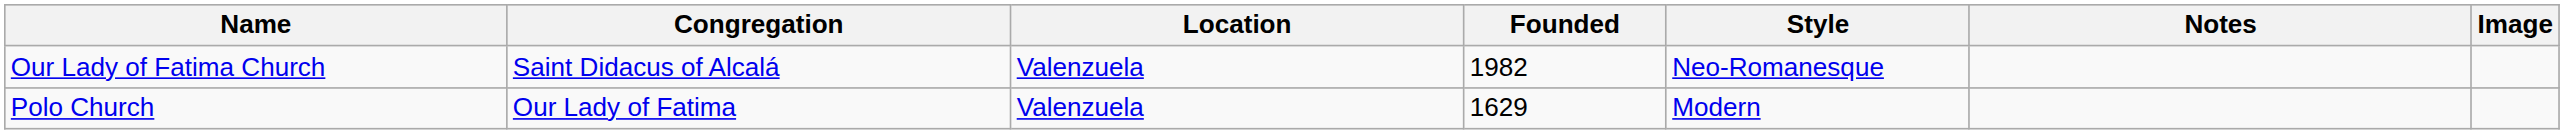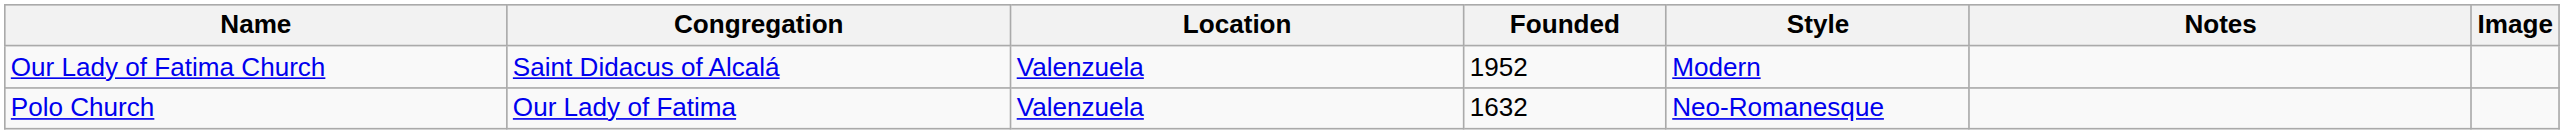(1499, 66) 1982 -> (1499, 66) 1952
(1778, 66) Neo-Romanesque -> (1716, 66) Modern
(1499, 107) 1629 -> (1499, 107) 1632
(1716, 107) Modern -> (1778, 107) Neo-Romanesque
